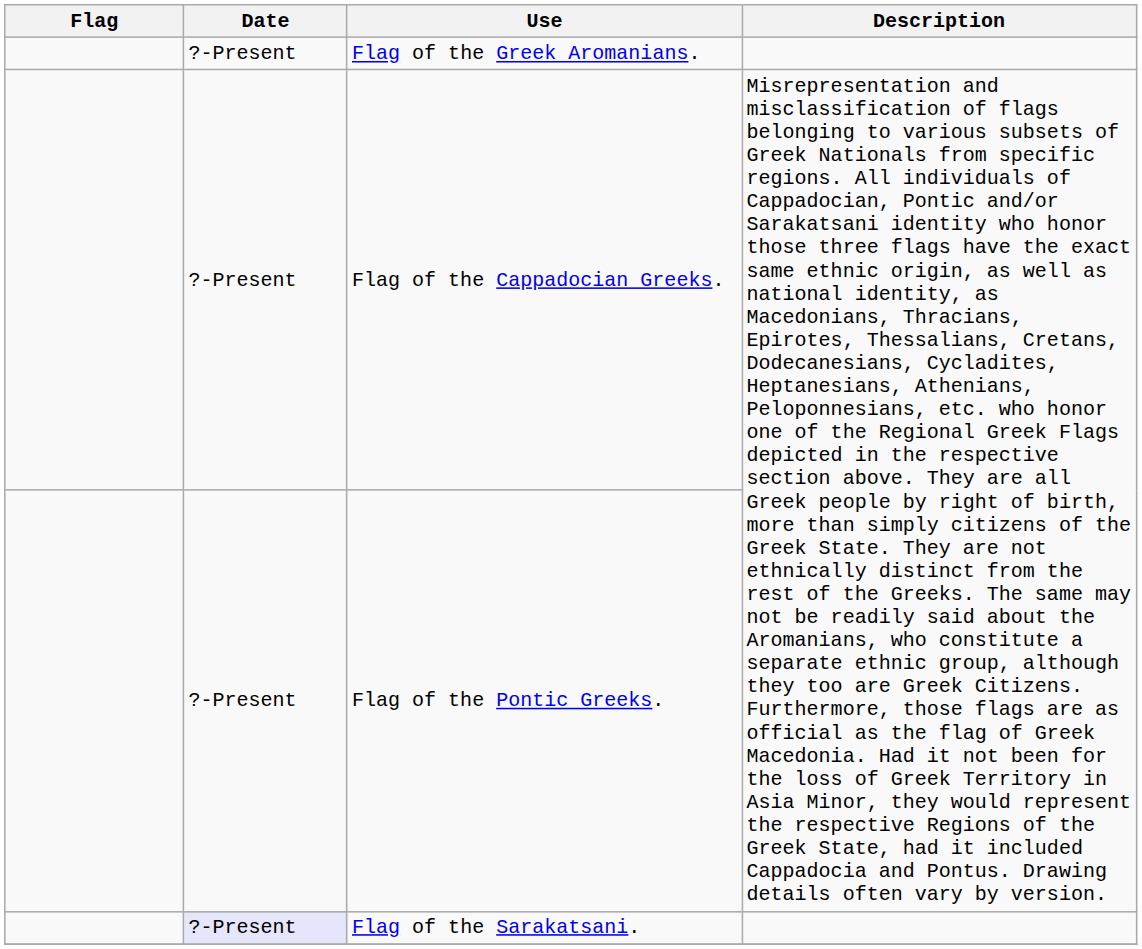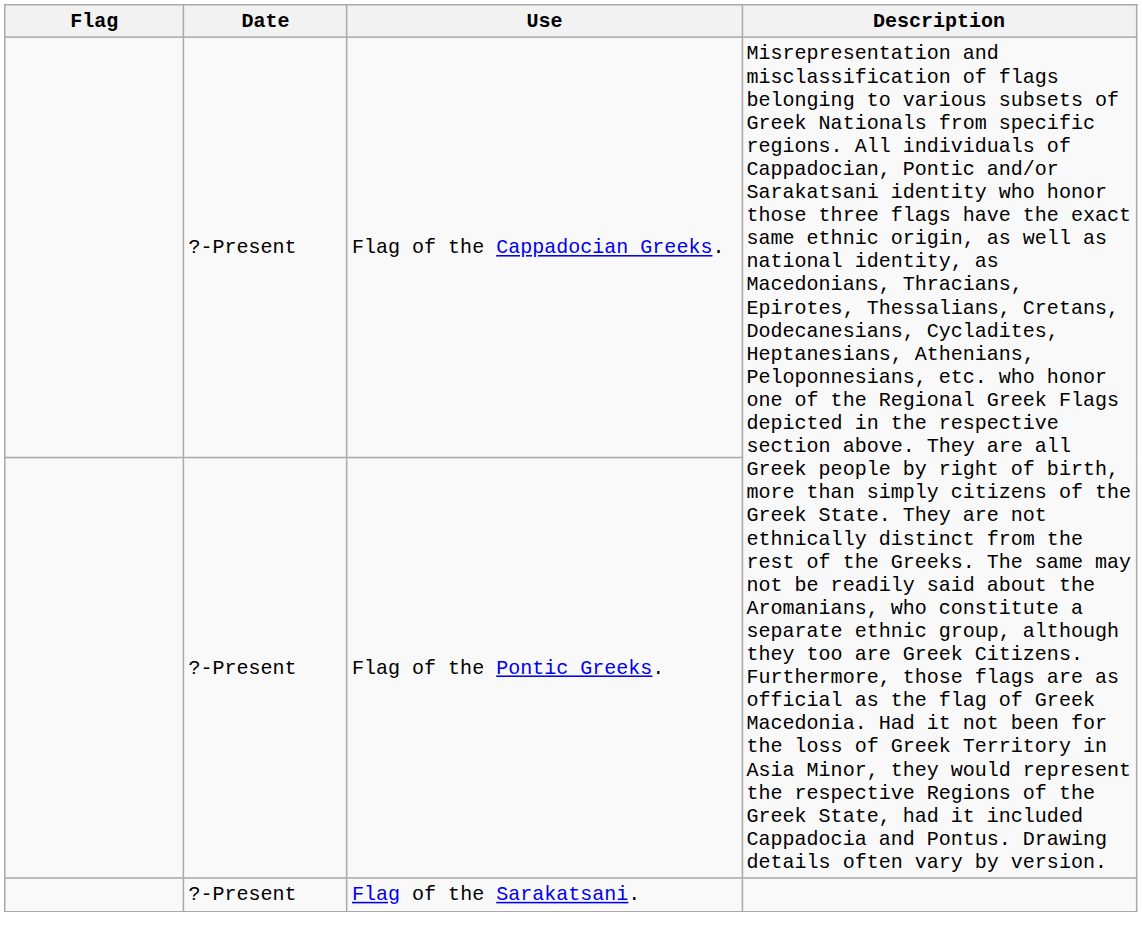- row: (526, 54)
(243, 927) lavender background -> (243, 895) no background
